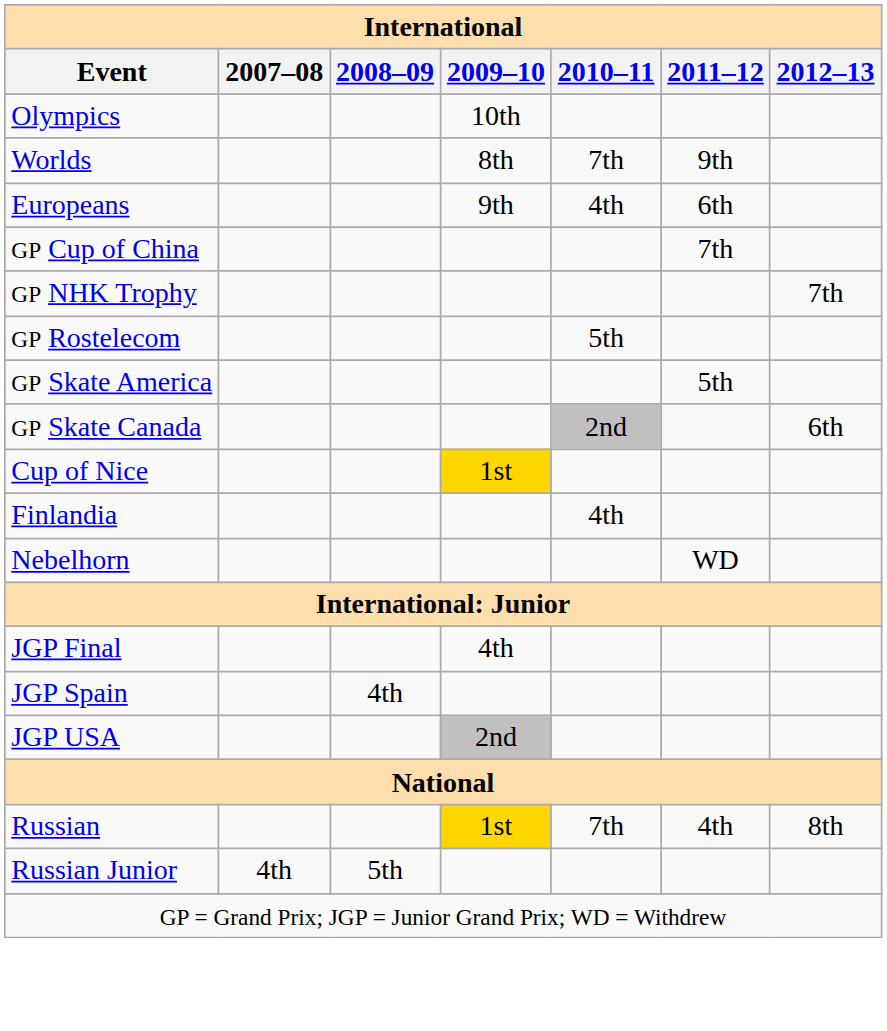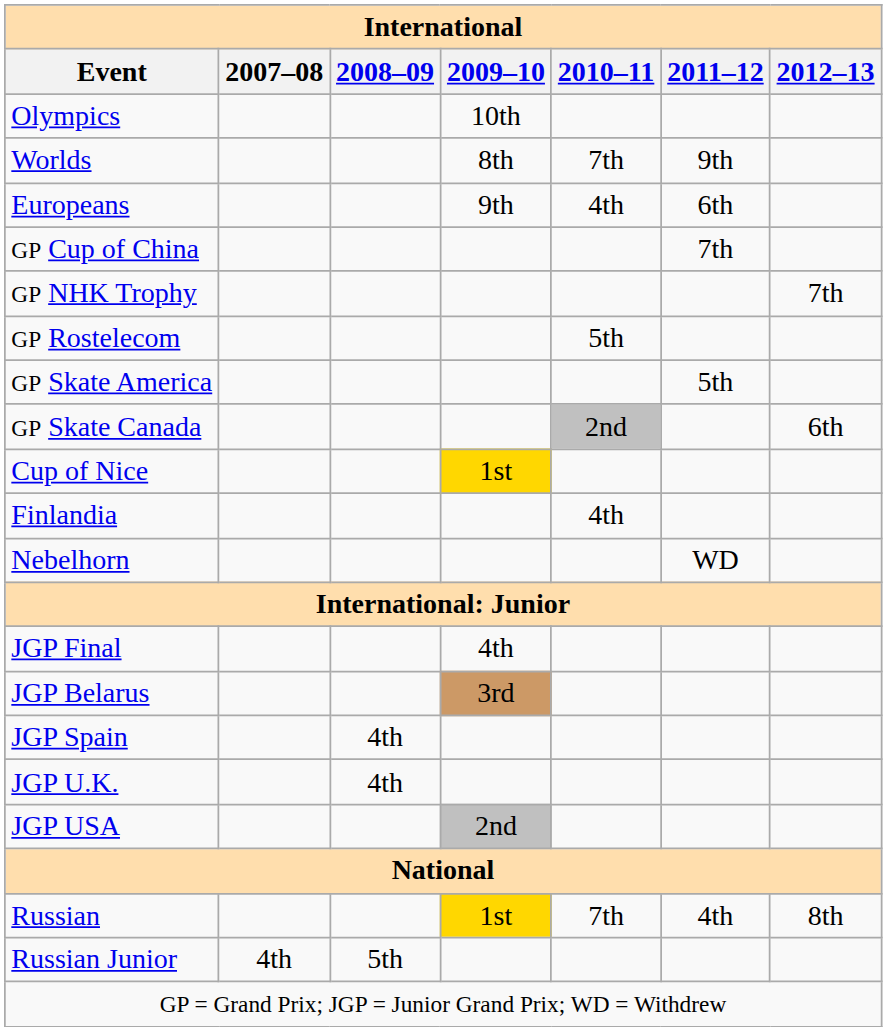+ row: (80, 692)
+ row: (65, 781)
